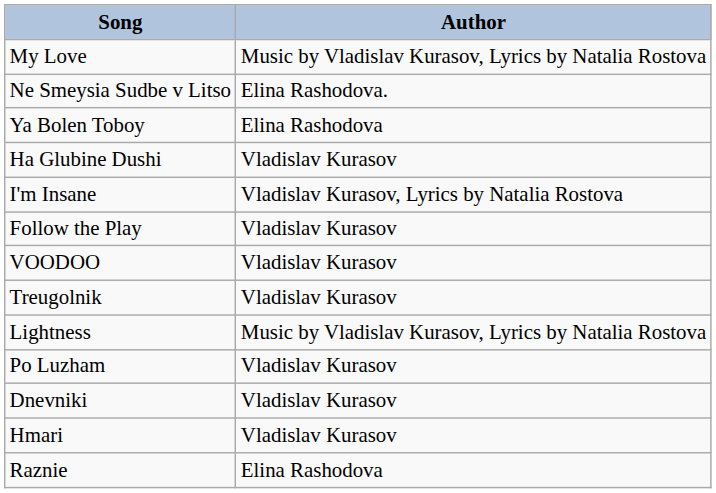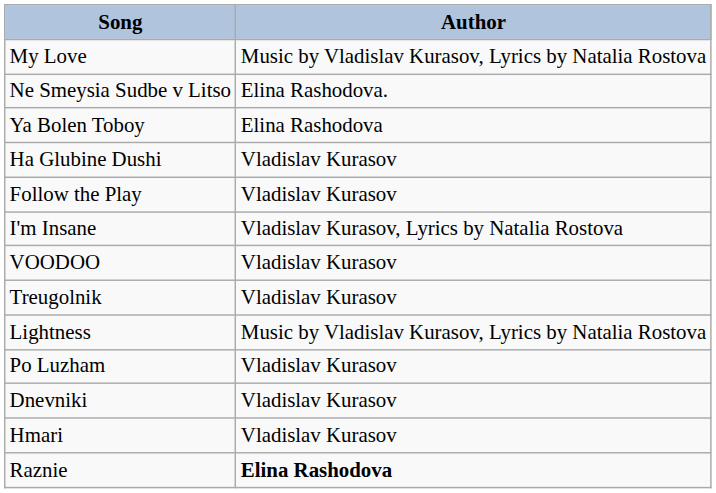rows swapped: (53, 194) <-> (76, 228)
(312, 469) normal -> (316, 469) bold
